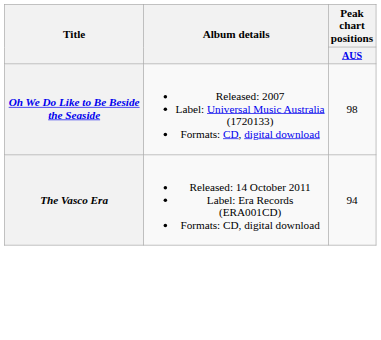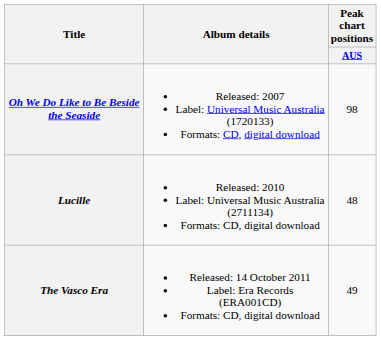+ row: (74, 199)
(352, 199) 94 -> (352, 290) 49
